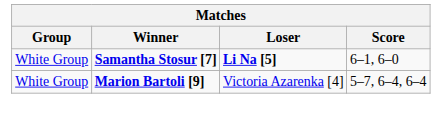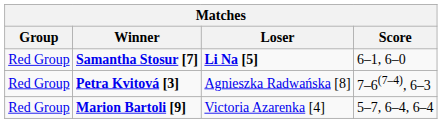(52, 59) White Group -> (39, 59) Red Group
+ row: (127, 83)
(52, 81) White Group -> (39, 107) Red Group
